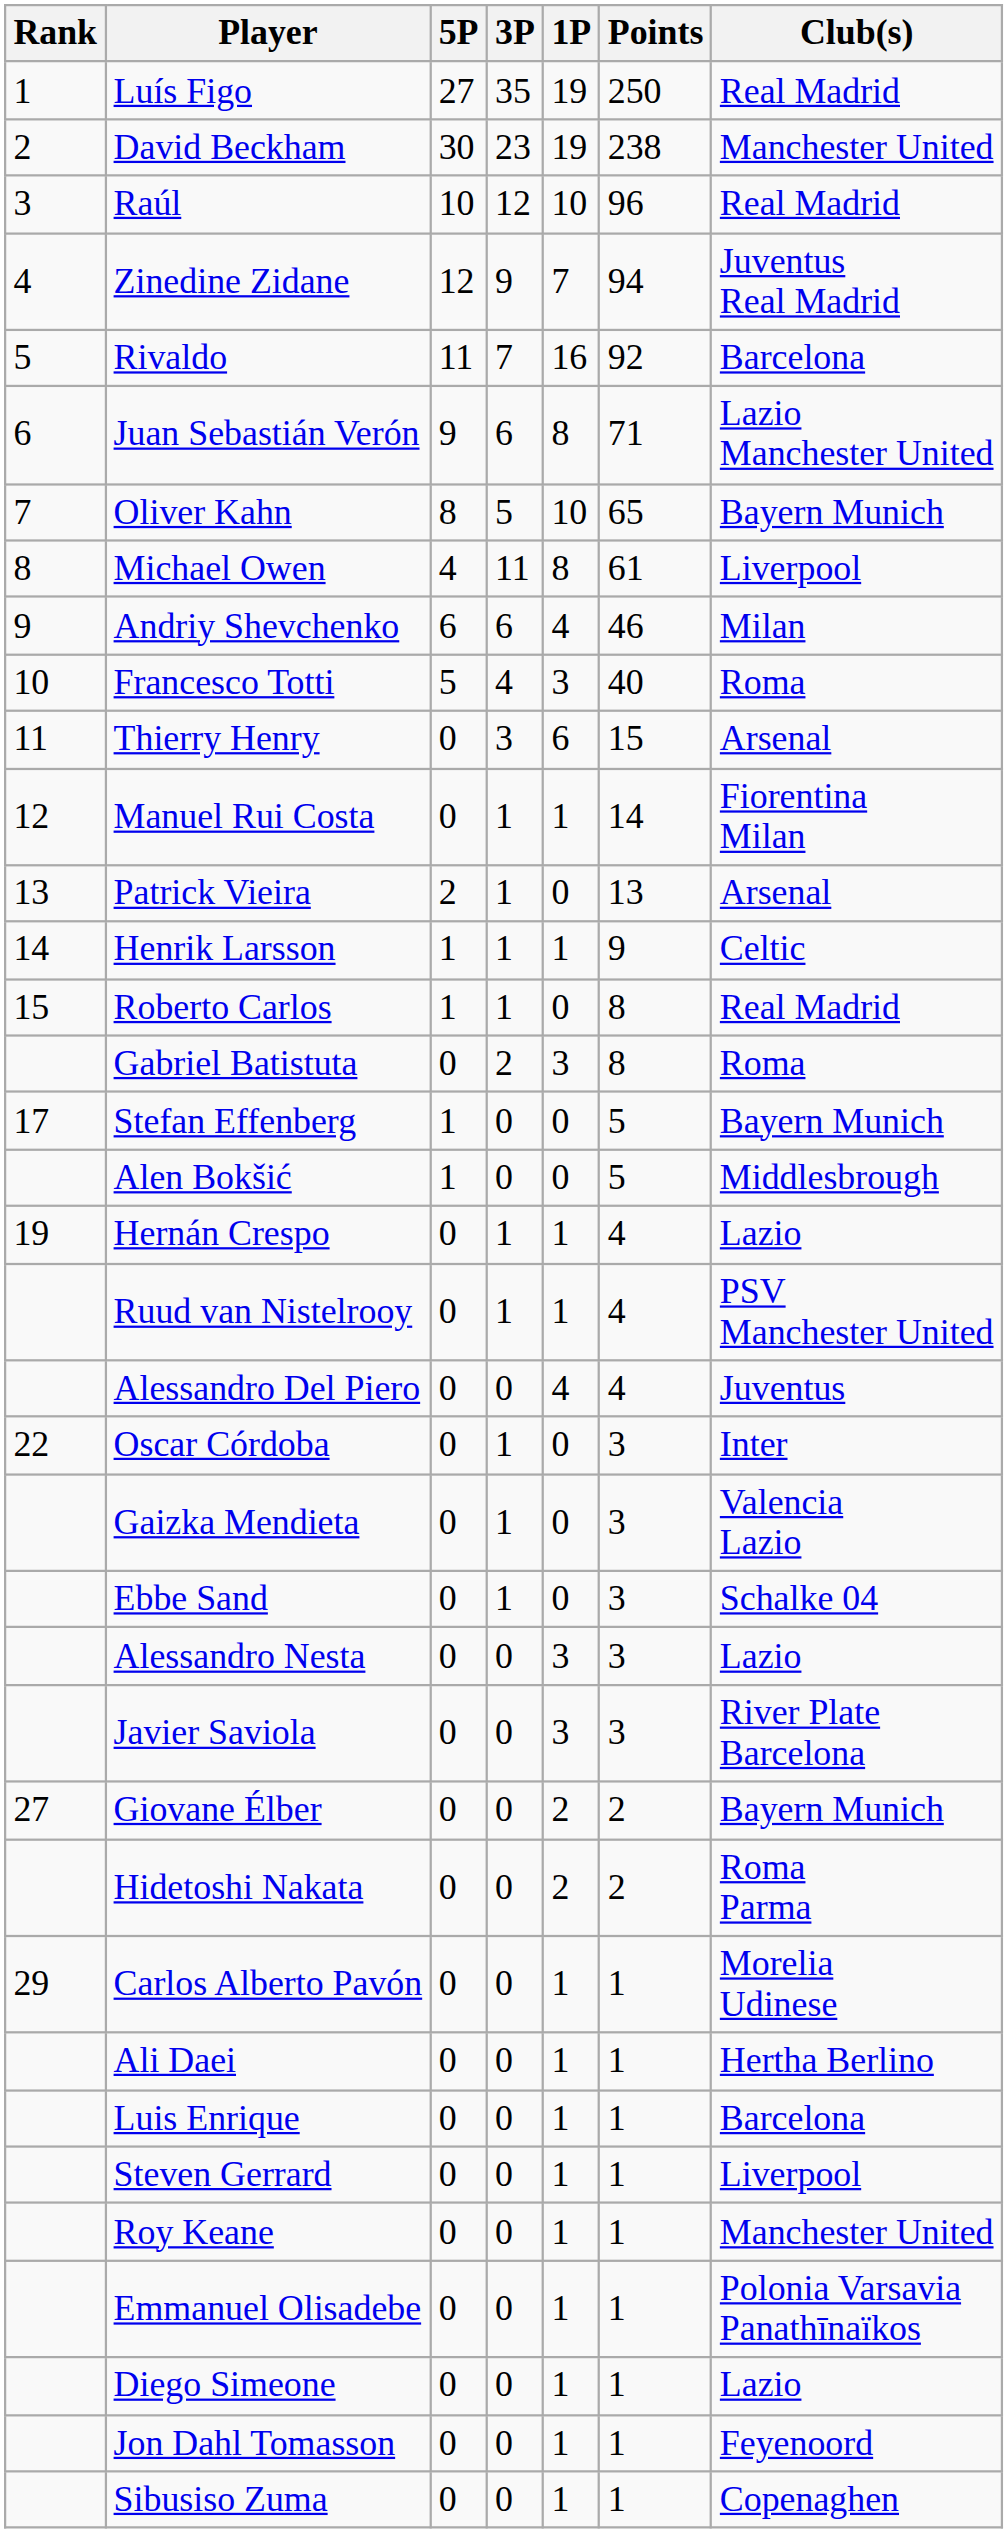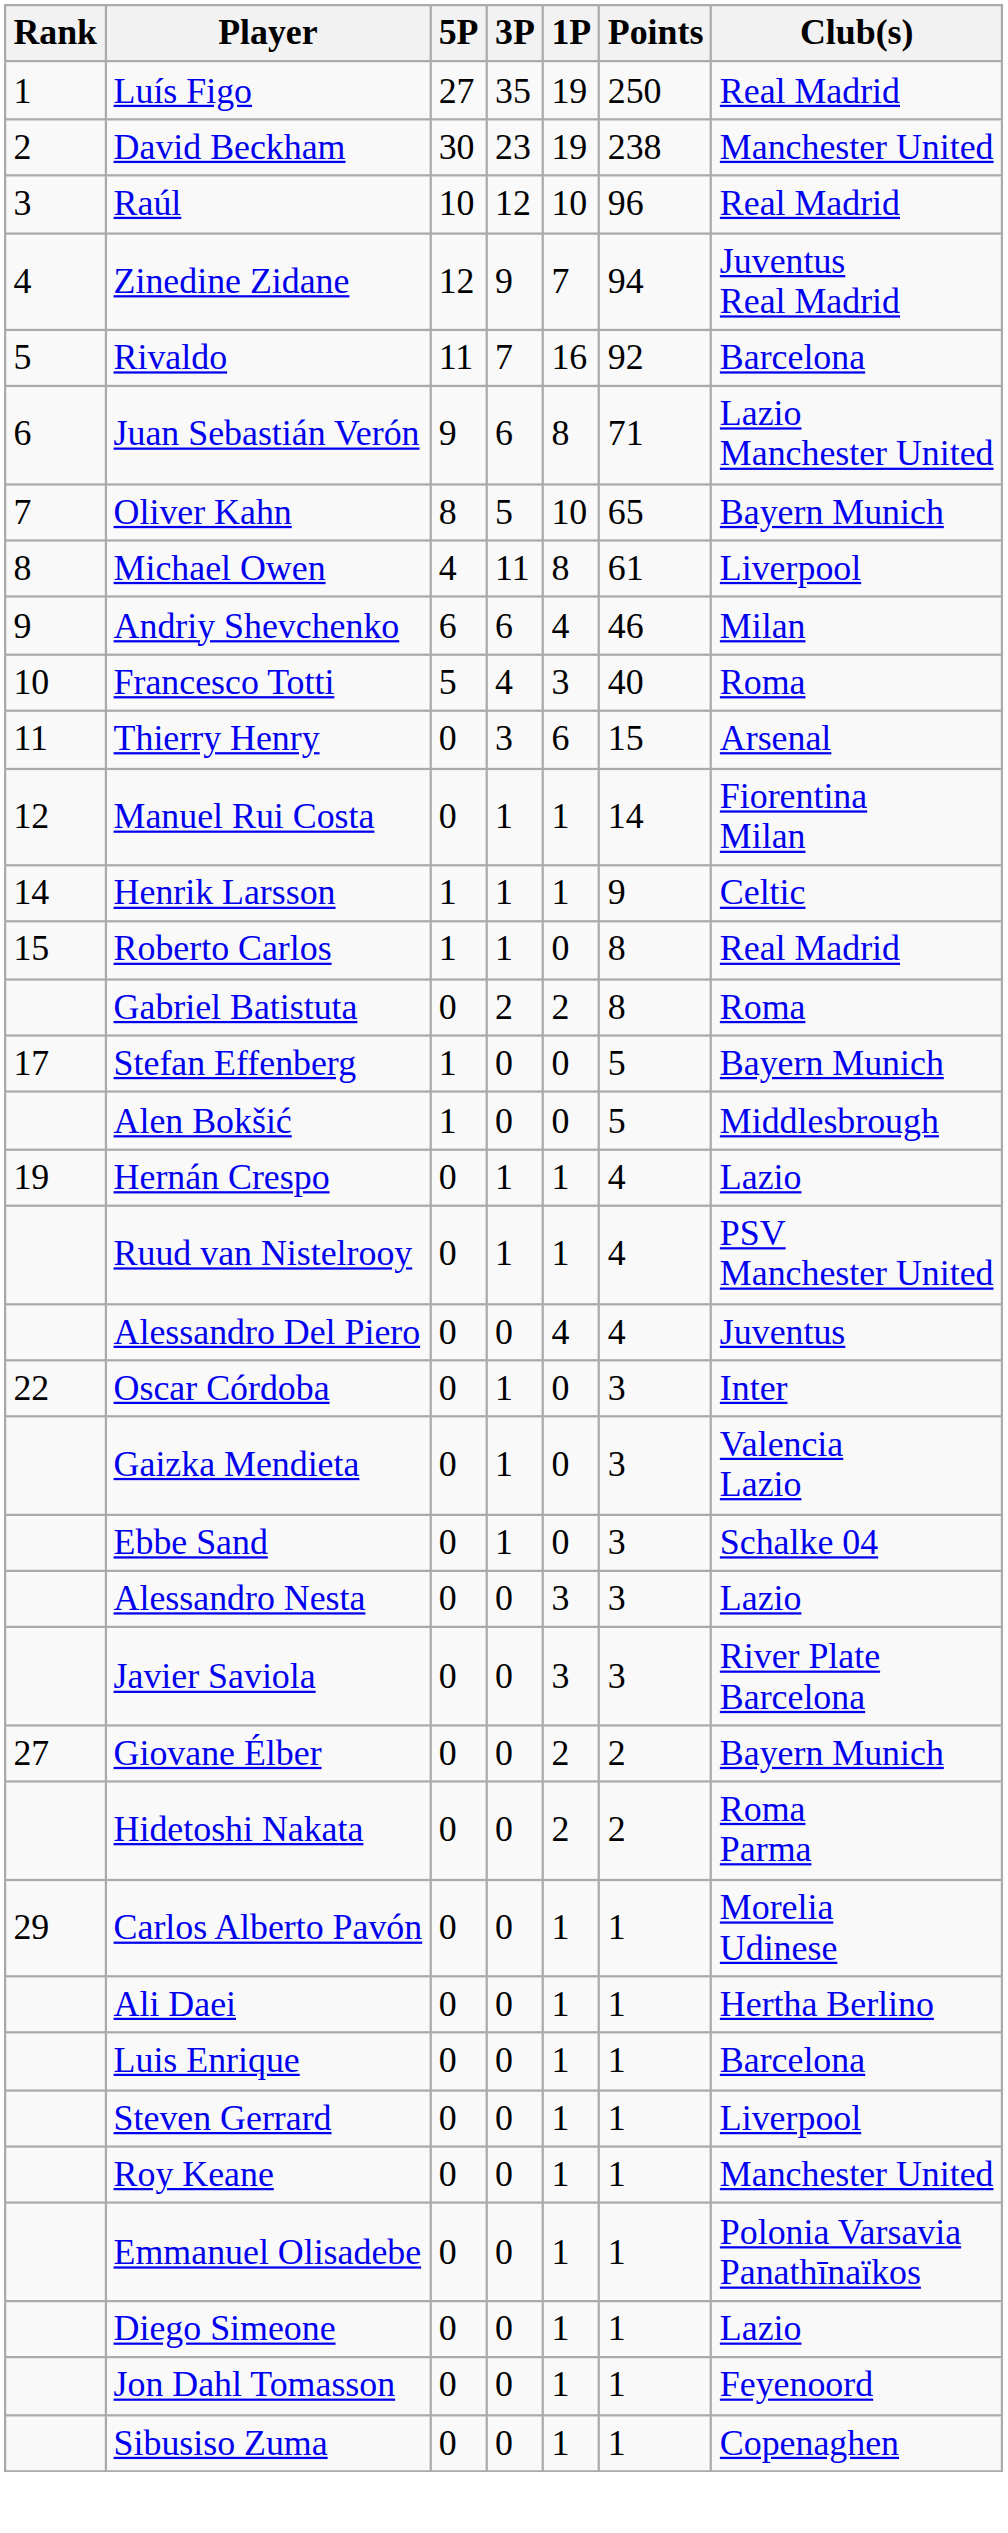- row: (212, 892)
(560, 1063) 3 -> (560, 1006) 2
